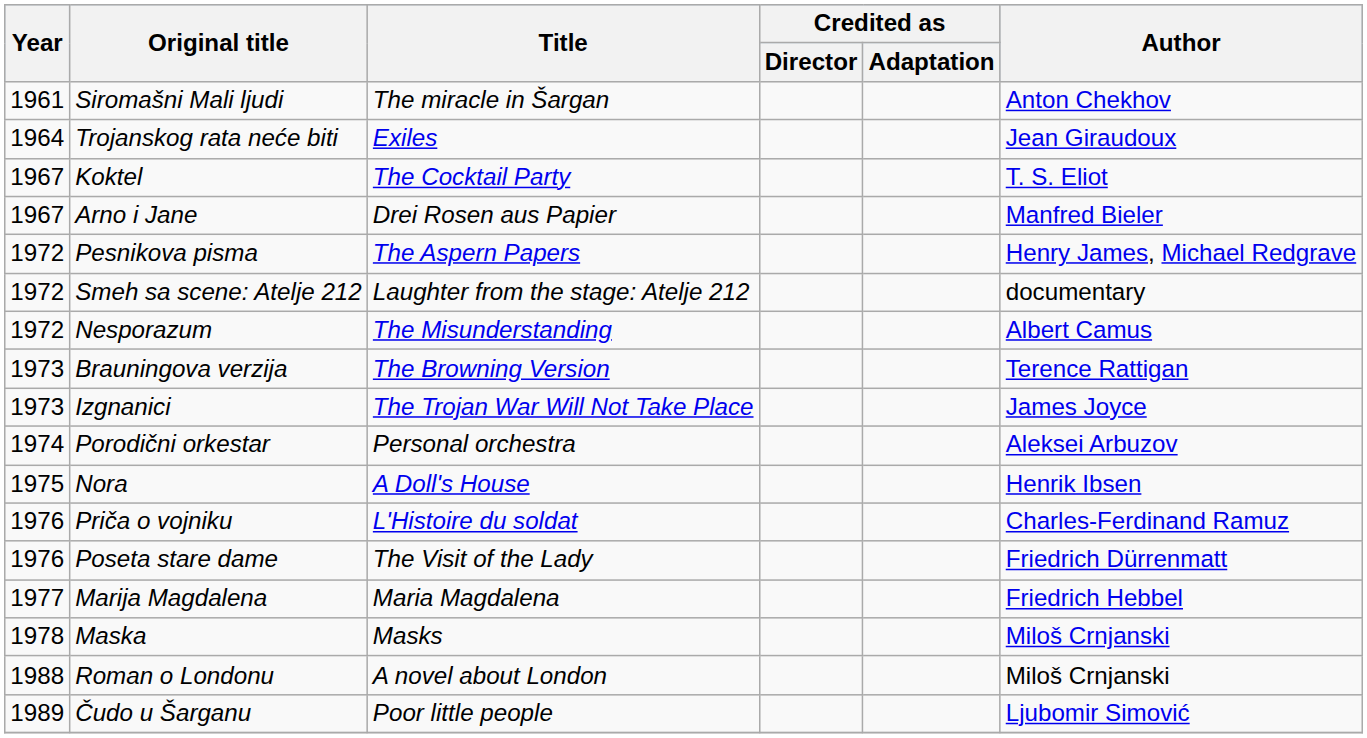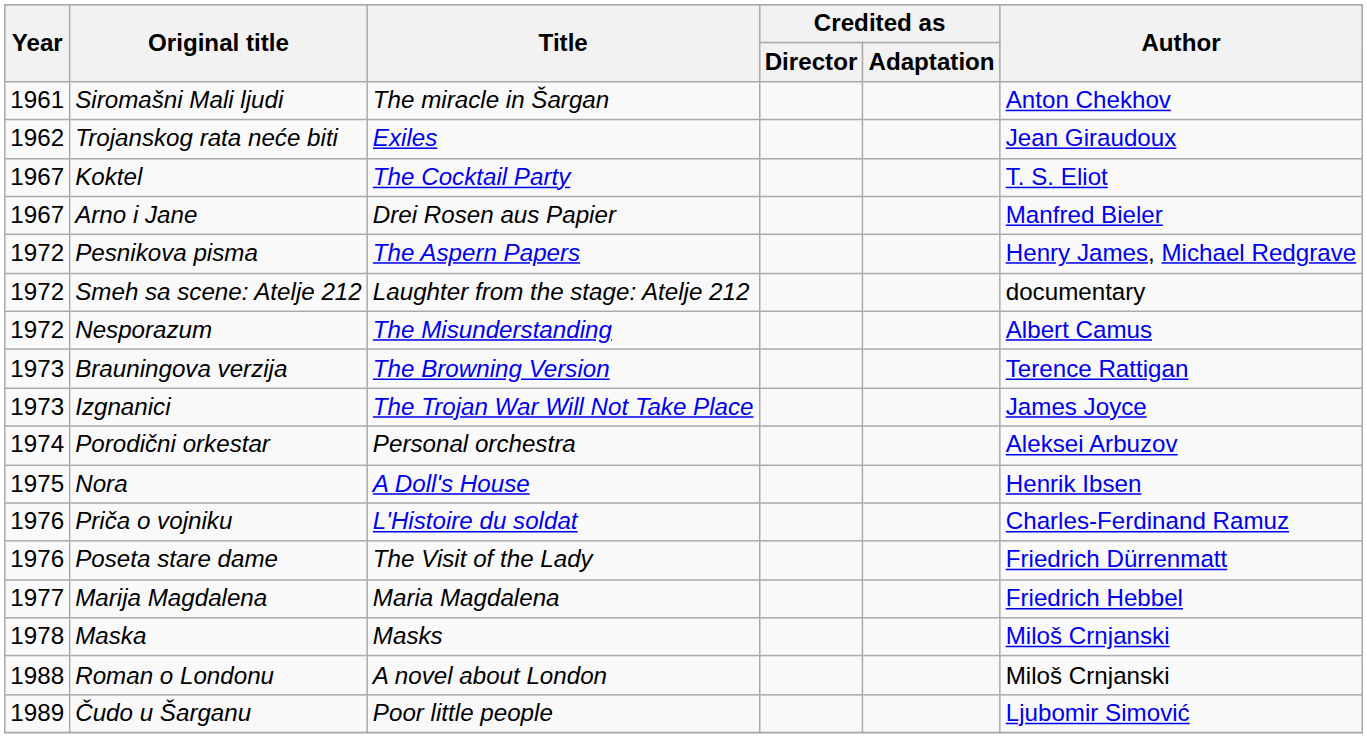(37, 138) 1964 -> (37, 138) 1962
